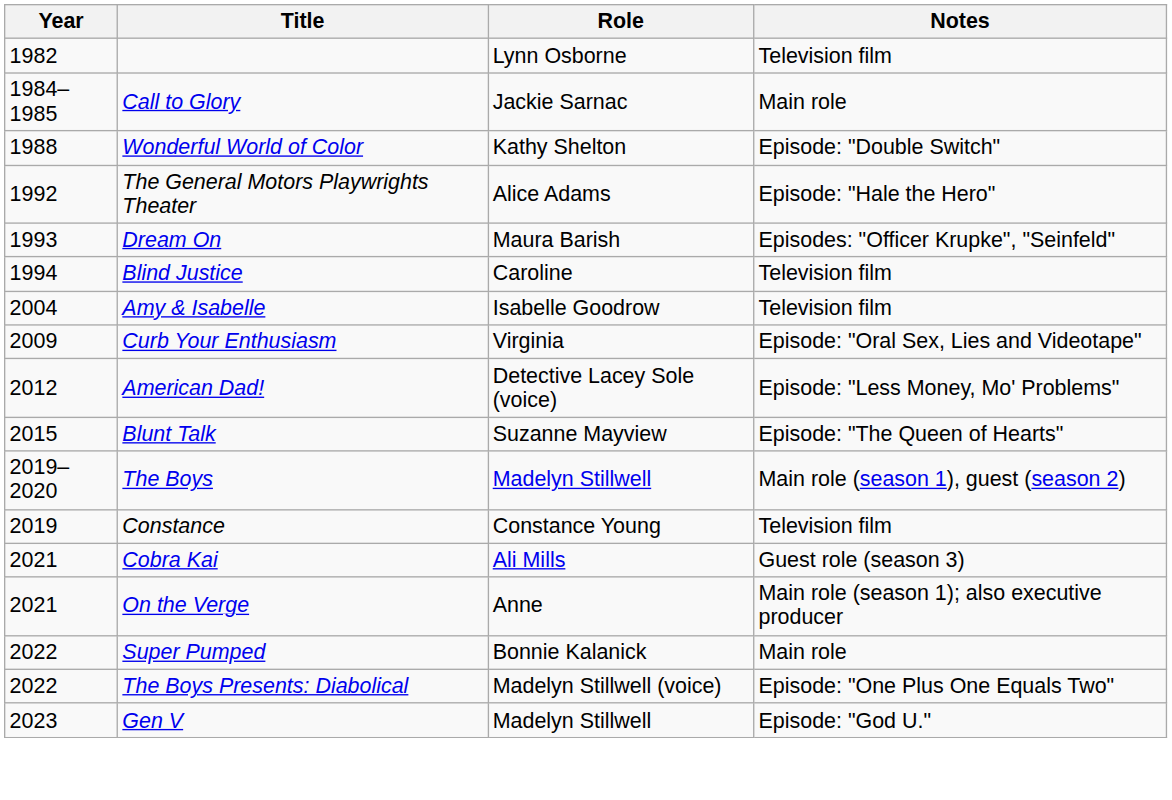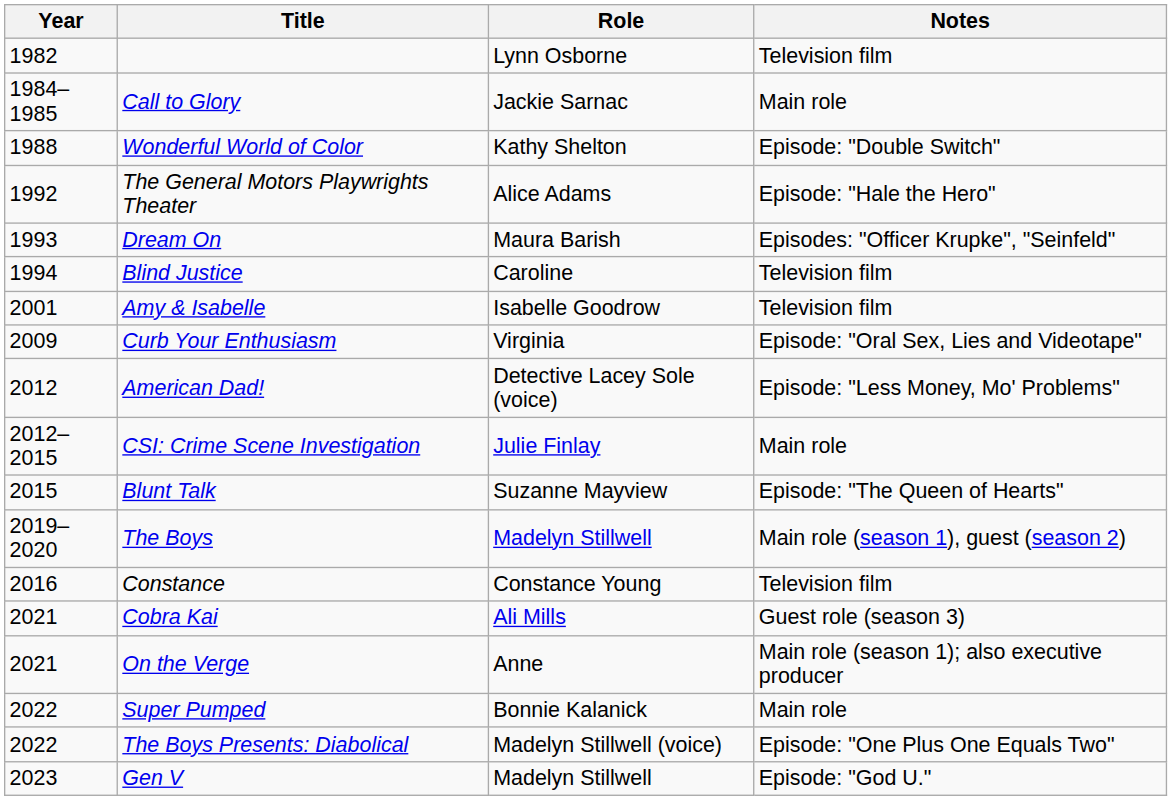(33, 307) 2004 -> (33, 307) 2001
+ row: (271, 445)
(33, 526) 2019 -> (33, 584) 2016
